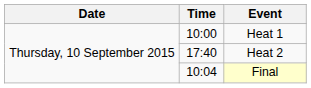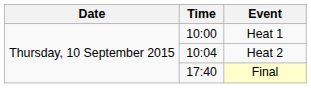(202, 53) 17:40 -> (202, 53) 10:04
(202, 72) 10:04 -> (202, 72) 17:40
